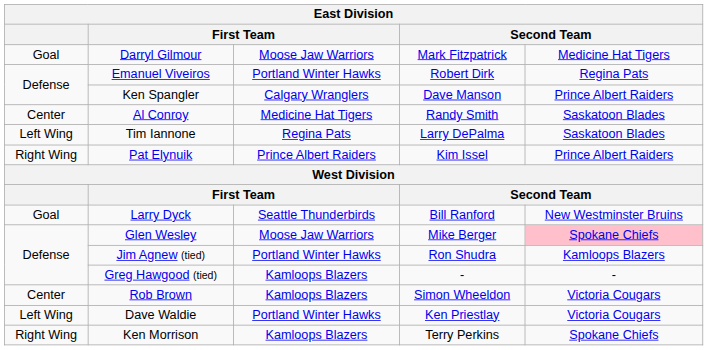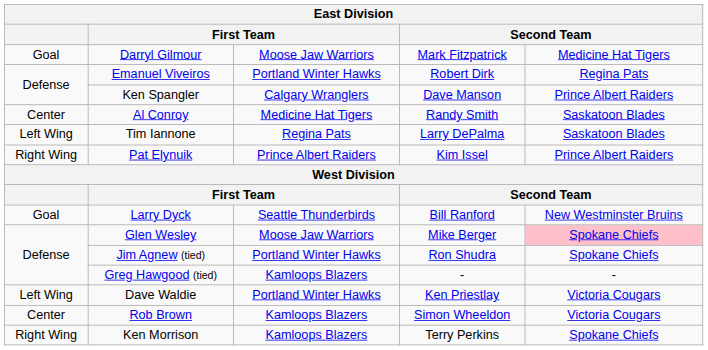(614, 255) Kamloops Blazers -> (614, 255) Spokane Chiefs
rows swapped: (161, 295) <-> (161, 315)
